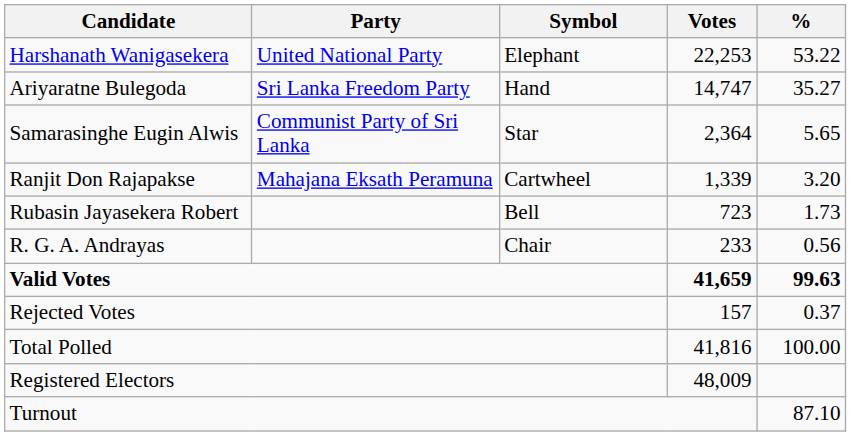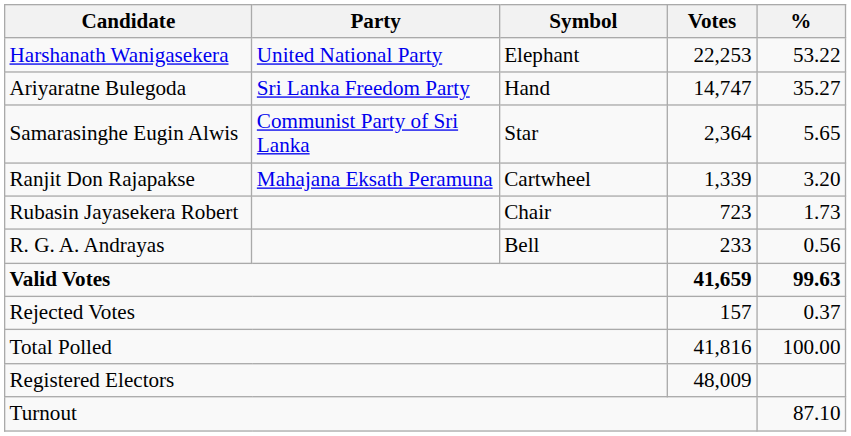(522, 212) Bell -> (528, 212) Chair
(528, 245) Chair -> (522, 245) Bell
